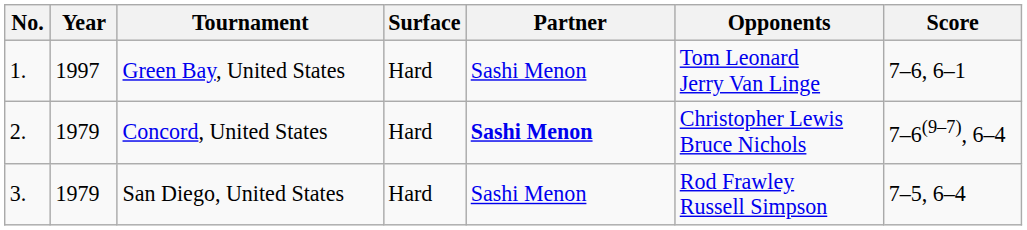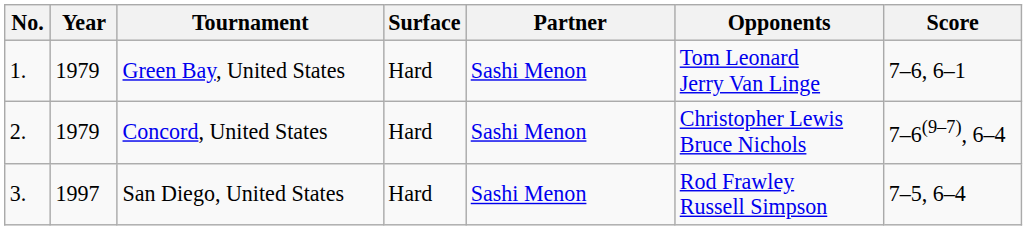(78, 70) 1997 -> (78, 70) 1979
(532, 131) bold -> (529, 131) normal
(78, 193) 1979 -> (78, 193) 1997
